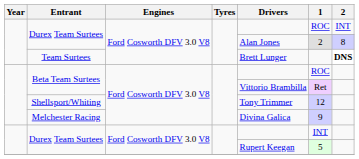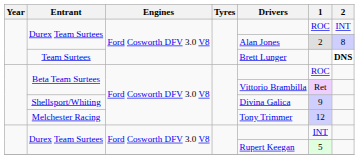(266, 101) Tony Trimmer -> (265, 101) Divina Galica
(320, 101) 12 -> (320, 101) 9
(265, 116) Divina Galica -> (266, 116) Tony Trimmer
(320, 116) 9 -> (320, 116) 12
